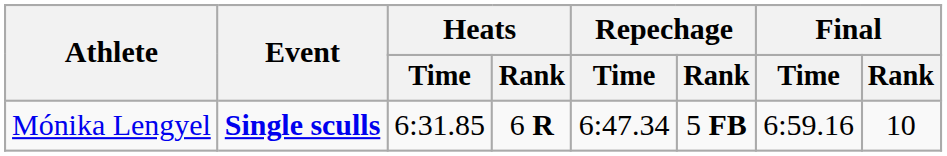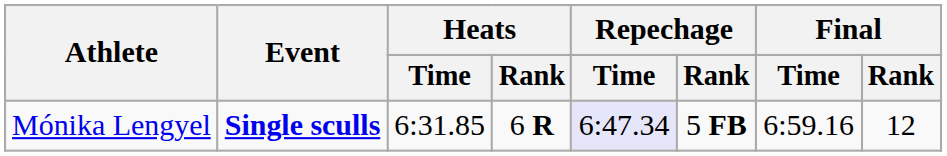(624, 125) no background -> (624, 125) lavender background
(901, 125) 10 -> (901, 125) 12
